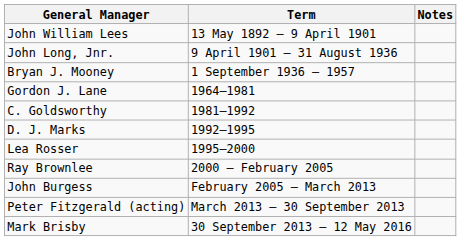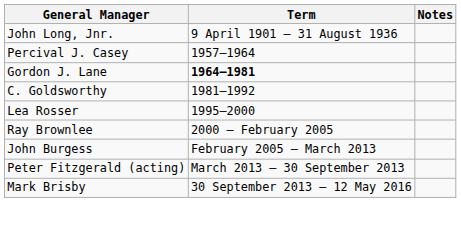- row: (68, 33)
- row: (61, 72)
+ row: (68, 53)
(223, 91) normal -> (223, 72) bold
- row: (46, 130)
